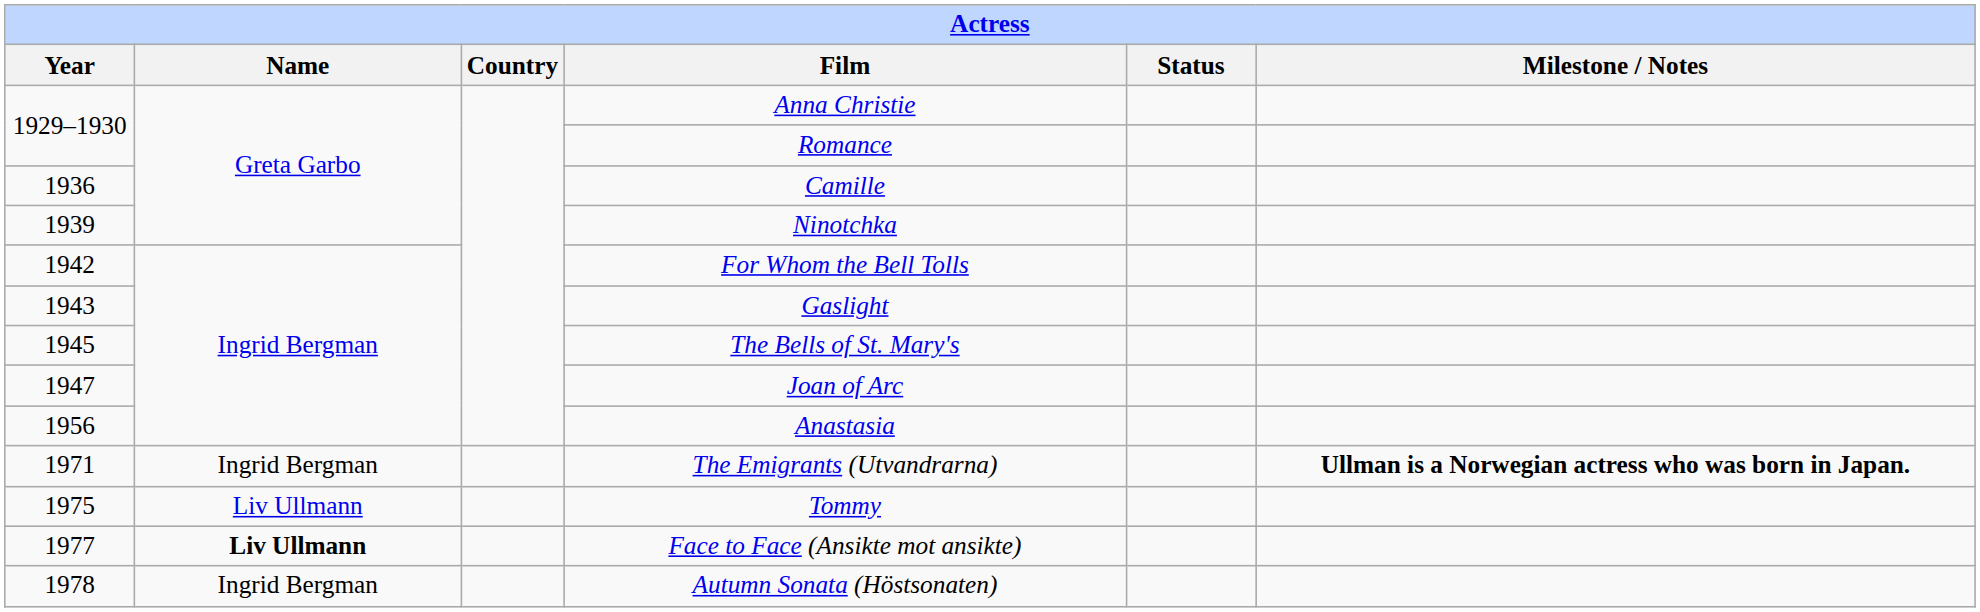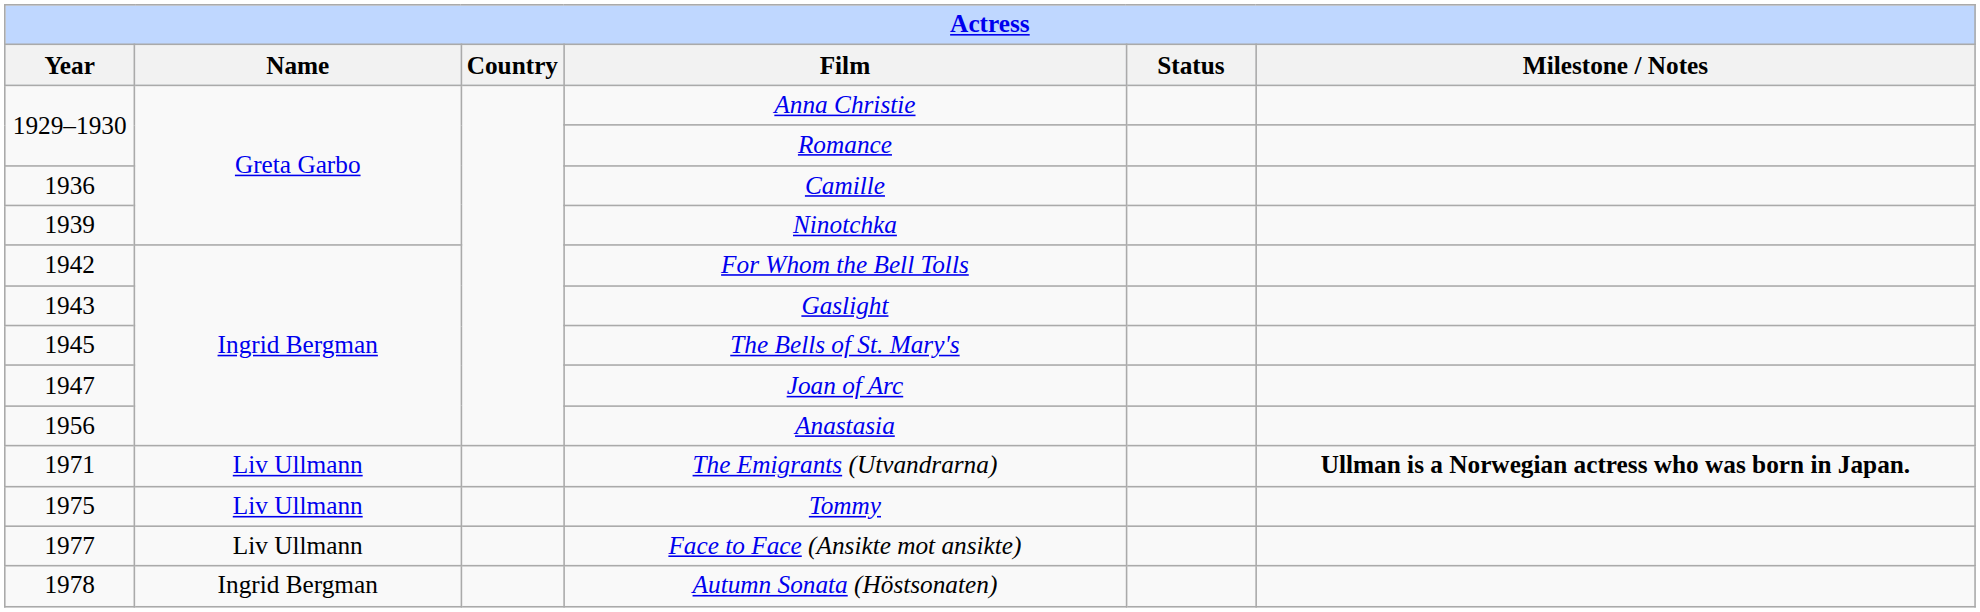(298, 465) Ingrid Bergman -> (298, 465) Liv Ullmann
(298, 545) bold -> (298, 545) normal
